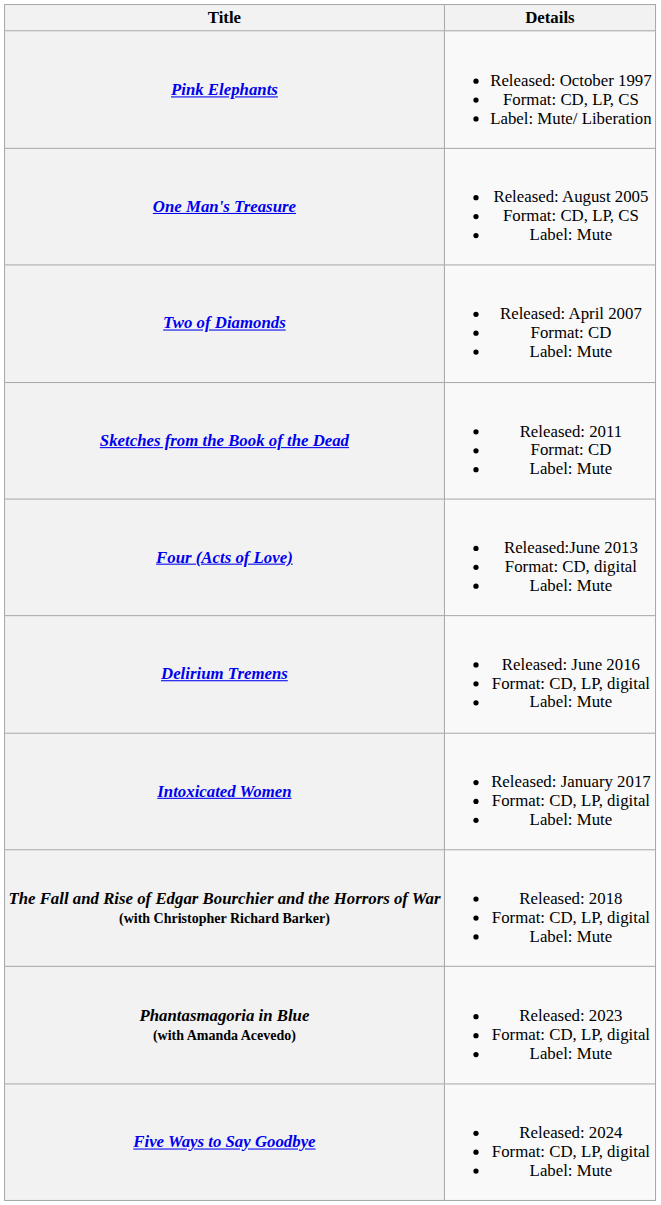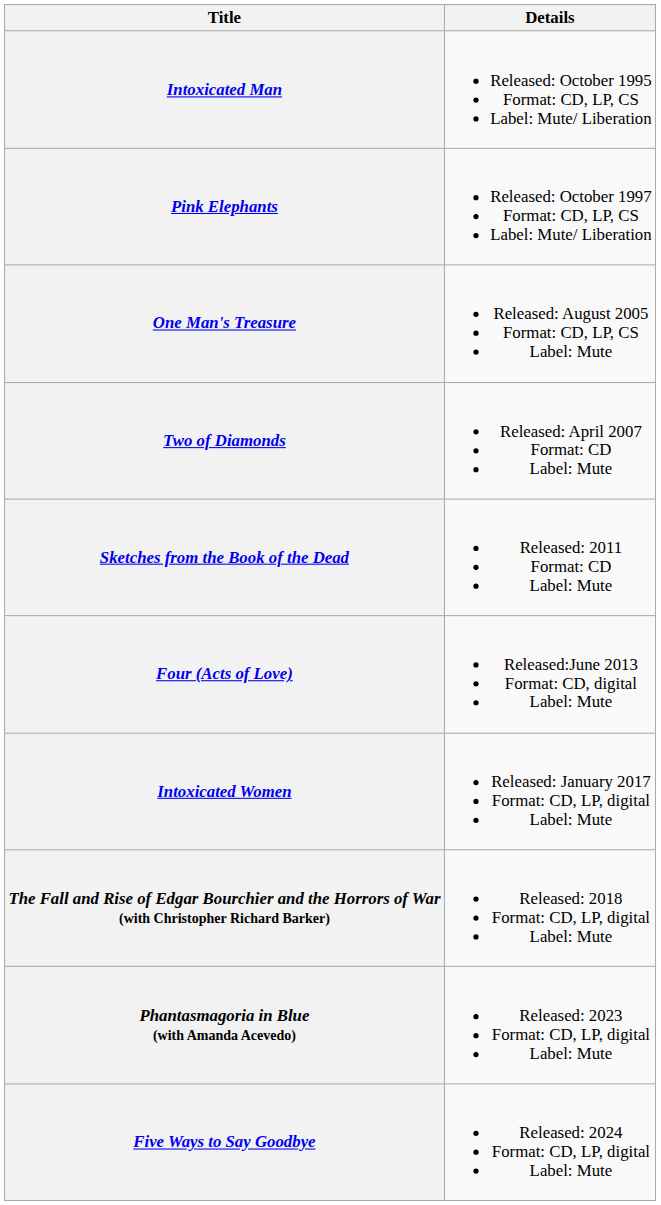+ row: (224, 89)
- row: (224, 674)
